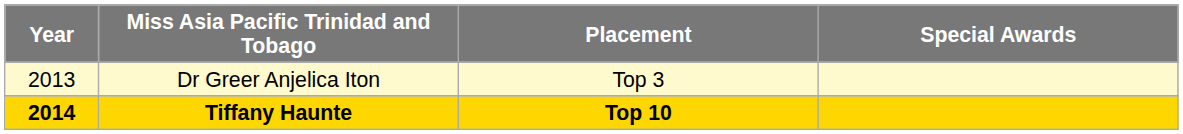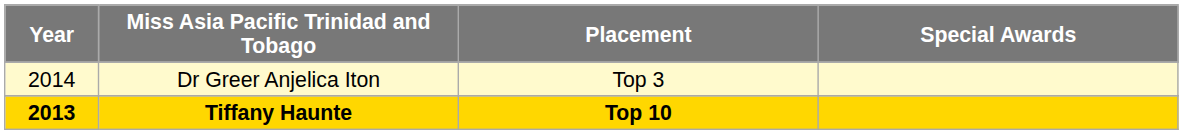(52, 79) 2013 -> (52, 79) 2014
(52, 113) 2014 -> (52, 113) 2013
